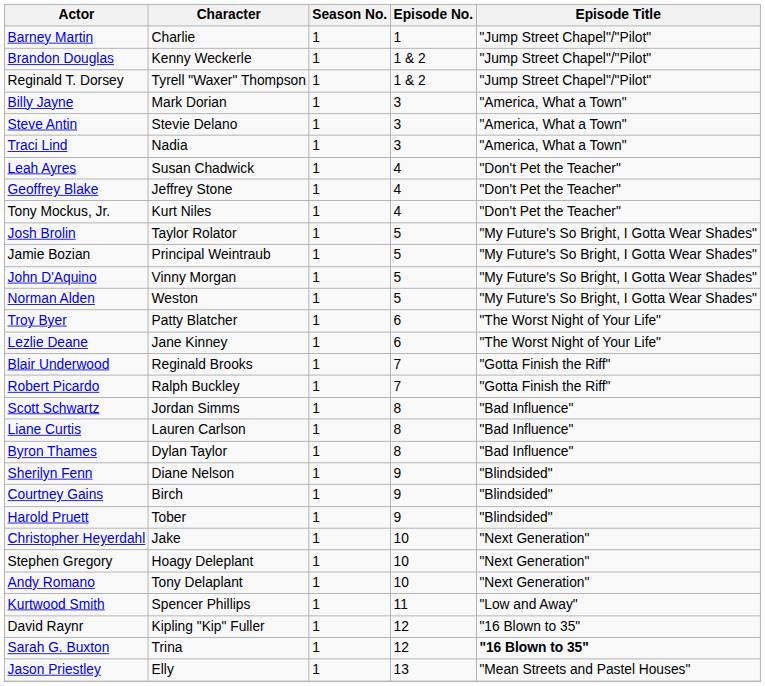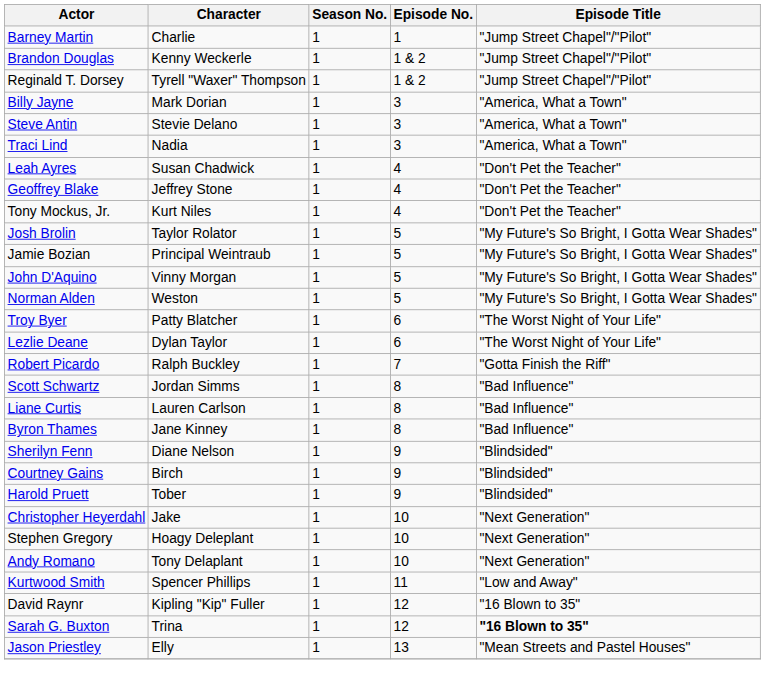(189, 342) Jane Kinney -> (189, 342) Dylan Taylor
- row: (58, 364)
(189, 451) Dylan Taylor -> (189, 430) Jane Kinney
